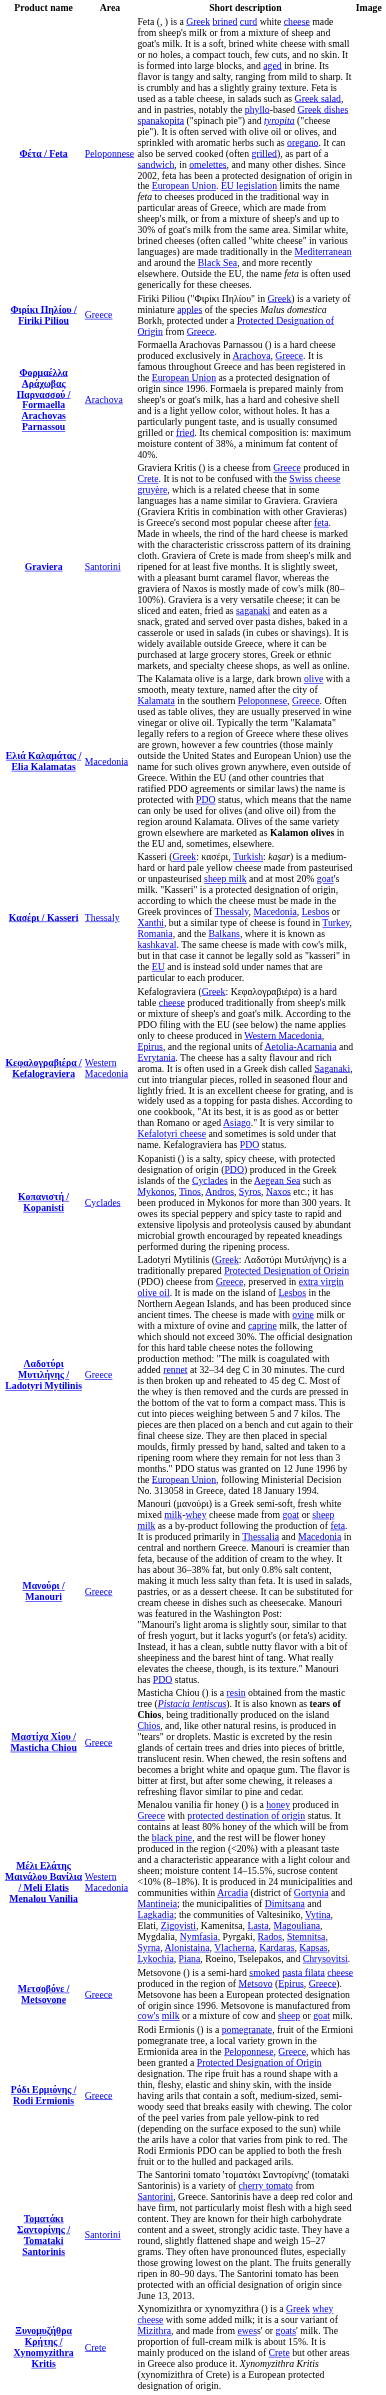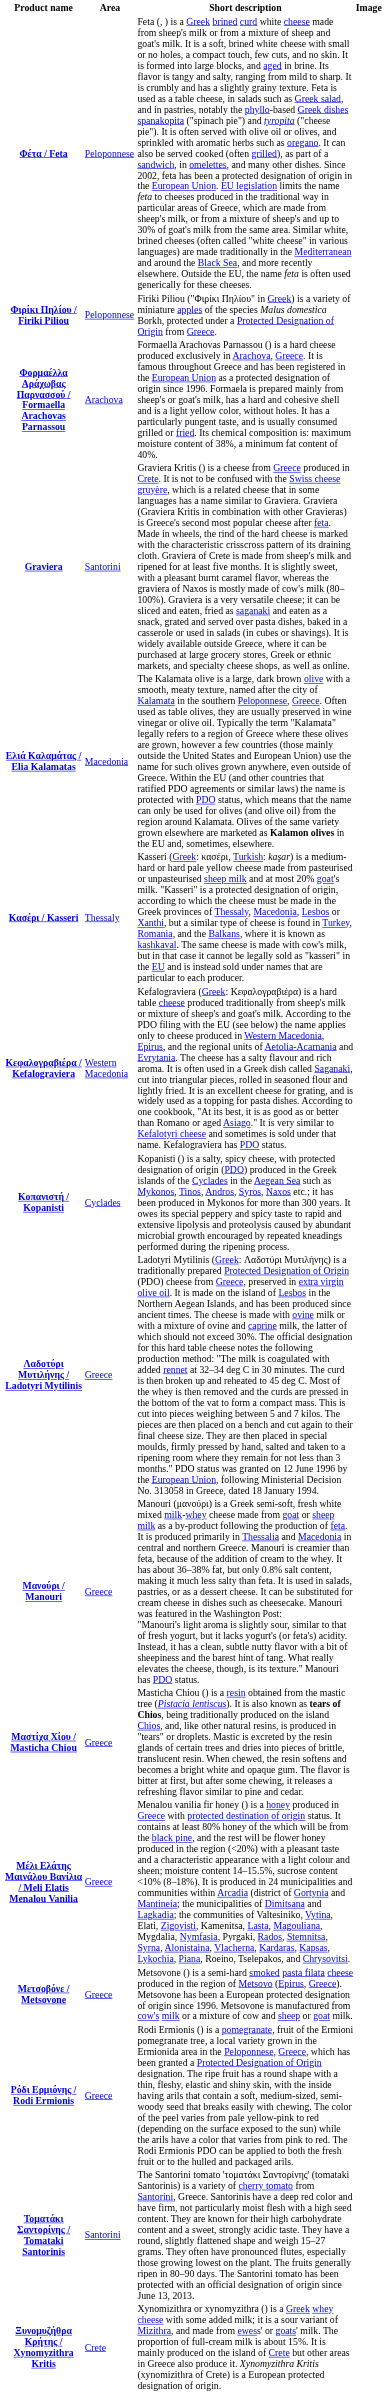(99, 315) Greece -> (109, 315) Peloponnese
(107, 1882) Western Macedonia -> (99, 1882) Greece
